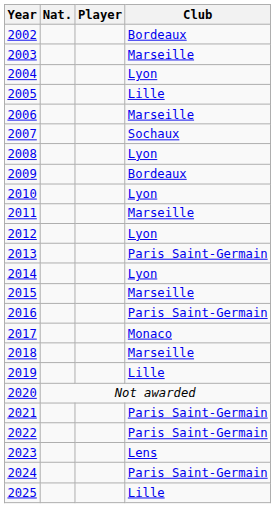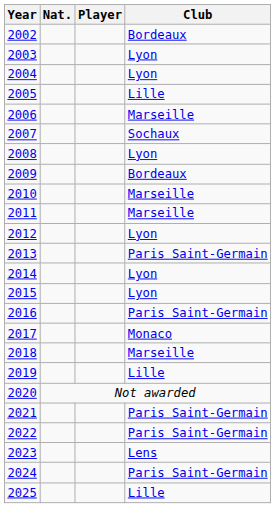(161, 54) Marseille -> (143, 54) Lyon
(143, 194) Lyon -> (161, 194) Marseille
(161, 293) Marseille -> (143, 293) Lyon
